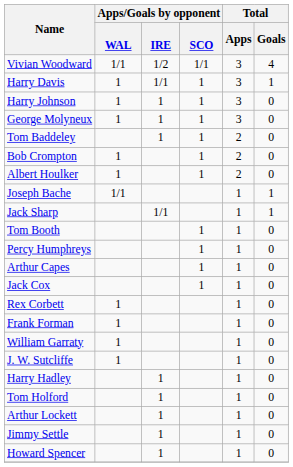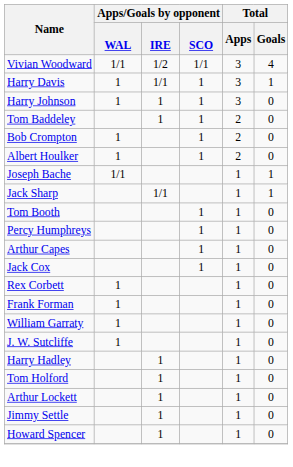- row: (50, 119)
